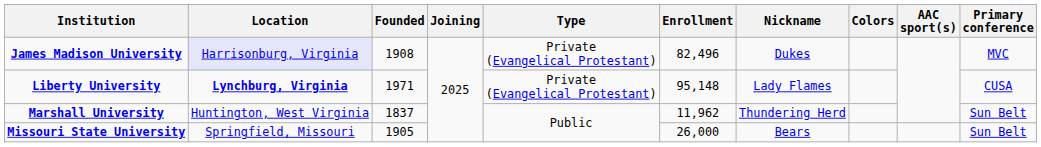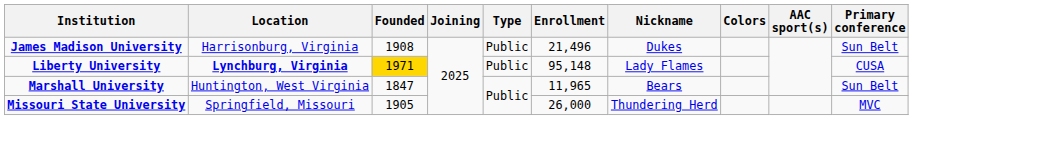(280, 54) lavender background -> (280, 47) no background
(571, 54) Private (Evangelical Protestant) -> (507, 47) Public
(698, 54) 82,496 -> (570, 47) 21,496
(998, 54) MVC -> (870, 47) Sun Belt
(400, 87) no background -> (400, 66) gold background
(571, 87) Private (Evangelical Protestant) -> (507, 66) Public
(400, 113) 1837 -> (400, 86) 1847
(698, 113) 11,962 -> (570, 86) 11,965
(793, 113) Thundering Herd -> (664, 86) Bears
(792, 132) Bears -> (664, 105) Thundering Herd
(998, 132) Sun Belt -> (870, 105) MVC
